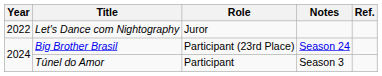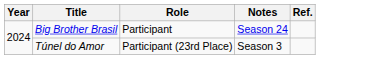- row: (107, 29)
(239, 46) Participant (23rd Place) -> (147, 29) Participant
(209, 63) Participant -> (177, 46) Participant (23rd Place)
